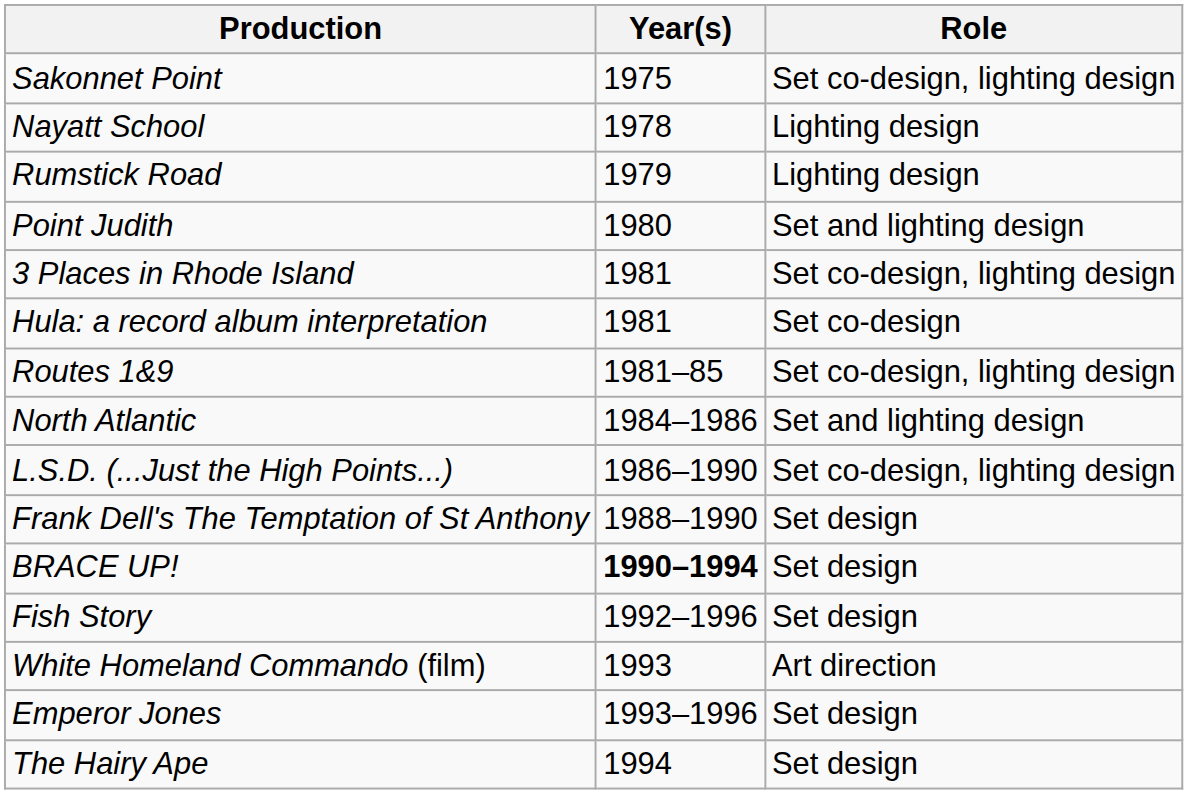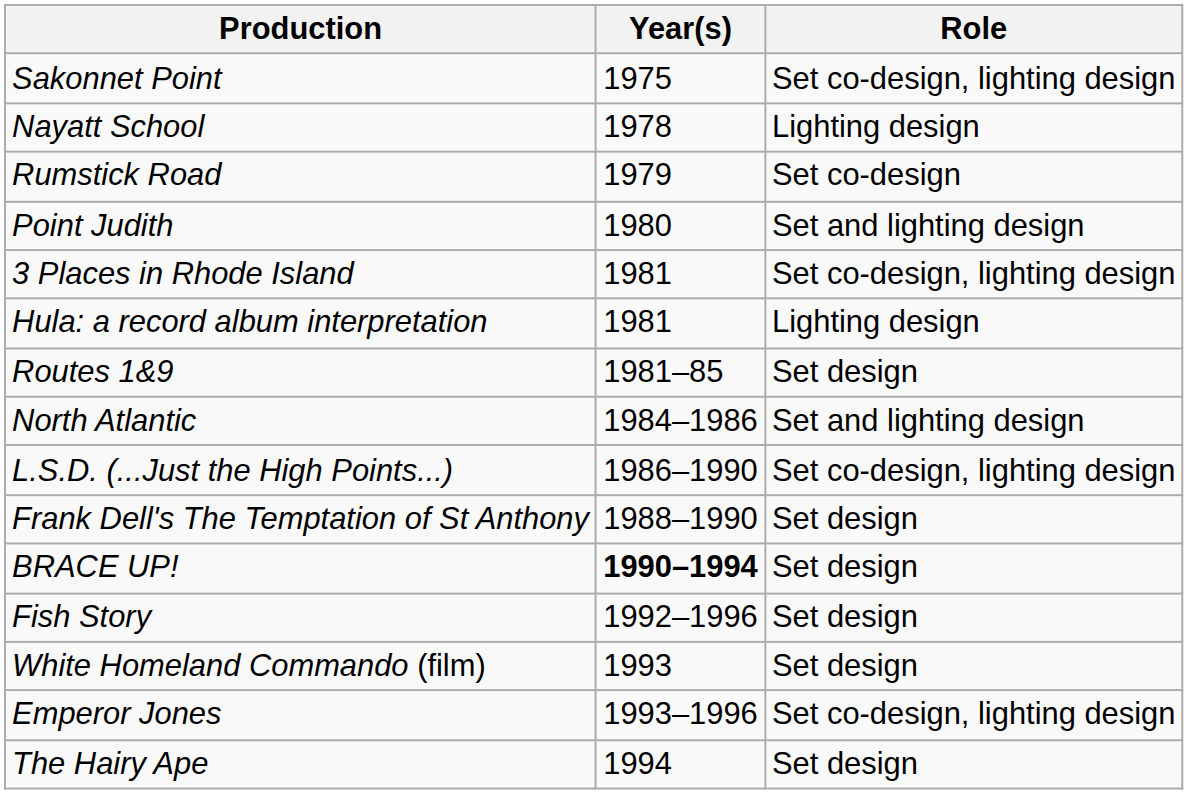(876, 175) Lighting design -> (866, 175) Set co-design
(866, 322) Set co-design -> (876, 322) Lighting design
(974, 371) Set co-design, lighting design -> (845, 371) Set design
(854, 665) Art direction -> (845, 665) Set design
(845, 714) Set design -> (974, 714) Set co-design, lighting design
